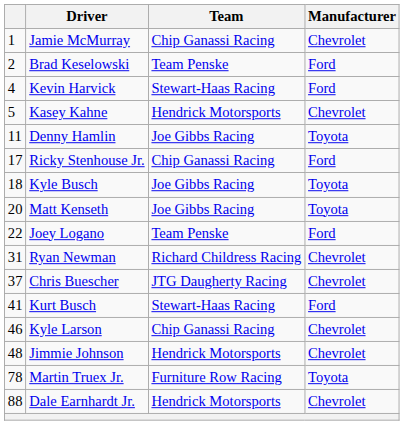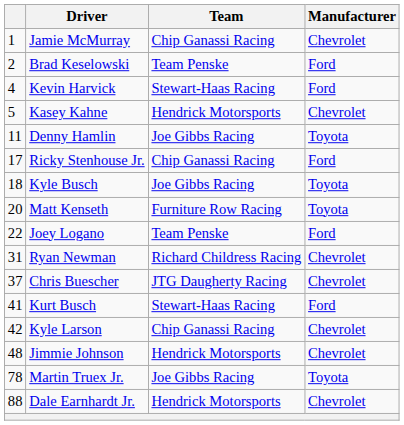(203, 209) Joe Gibbs Racing -> (217, 209) Furniture Row Racing
(15, 329) 46 -> (15, 329) 42
(217, 377) Furniture Row Racing -> (203, 377) Joe Gibbs Racing
